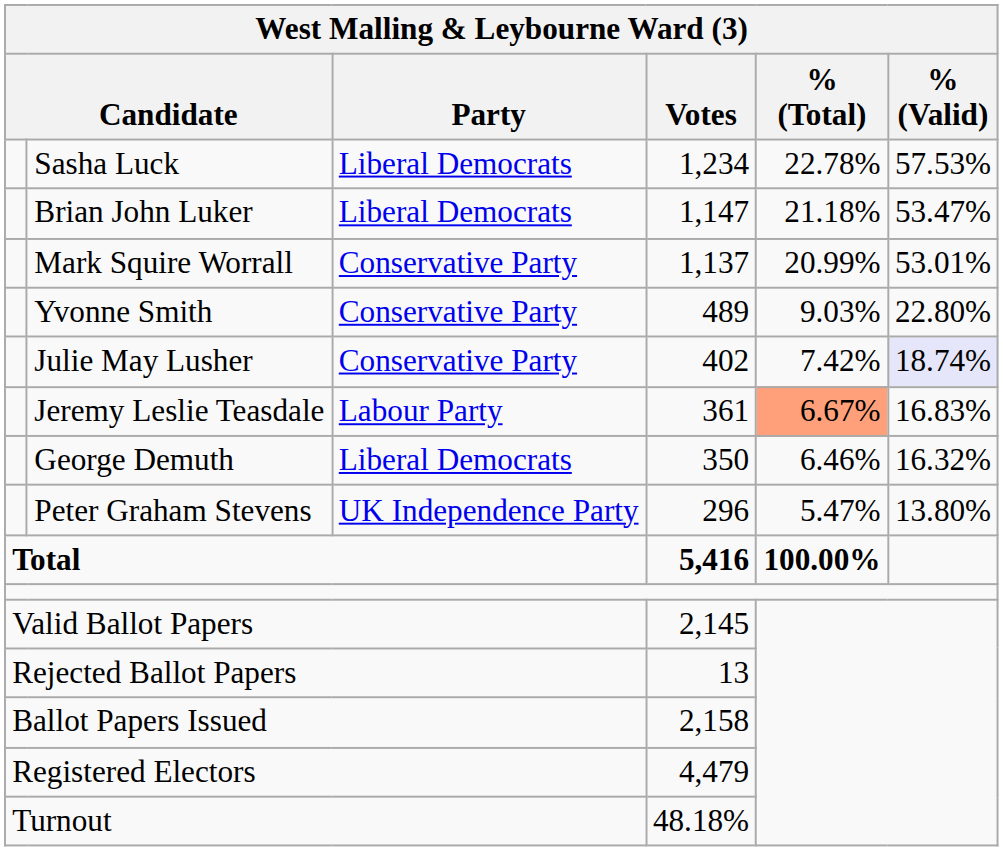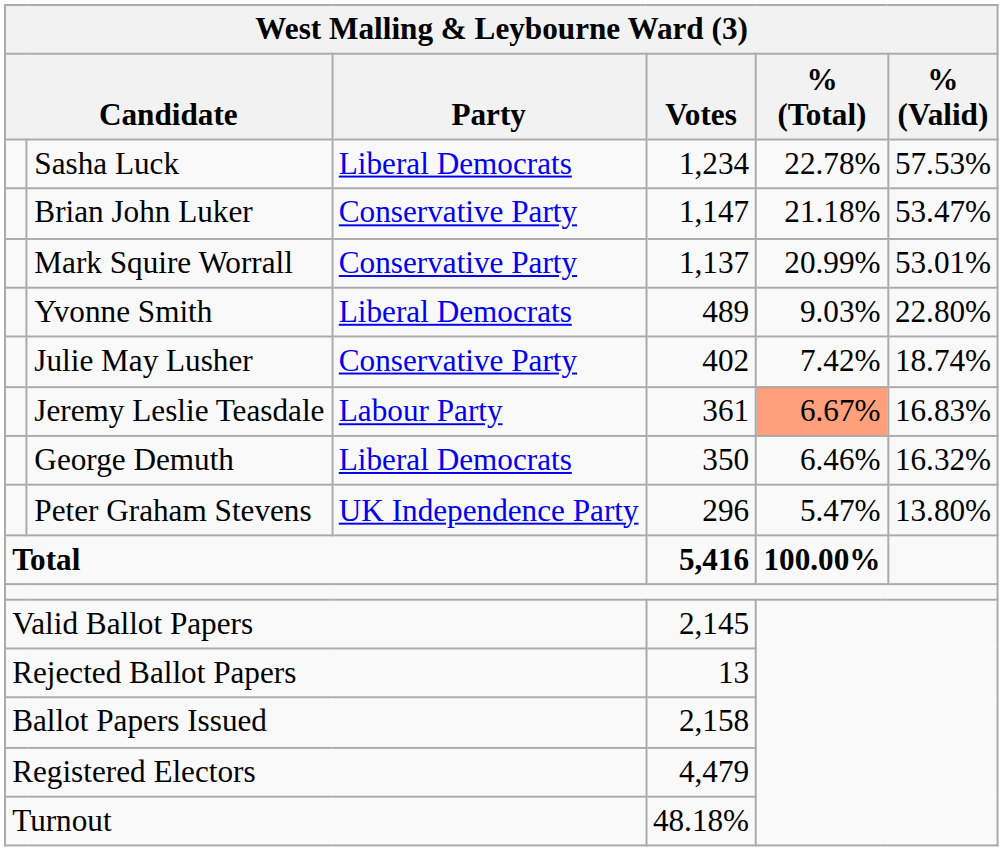(455, 212) Liberal Democrats -> (458, 212) Conservative Party
(458, 311) Conservative Party -> (455, 311) Liberal Democrats
(943, 361) lavender background -> (943, 361) no background
